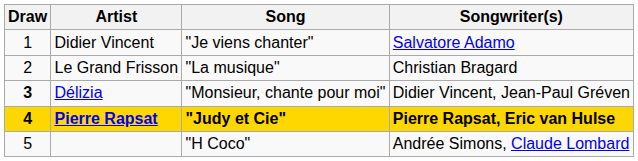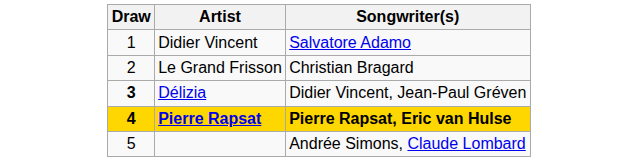- column: (285, 17)
